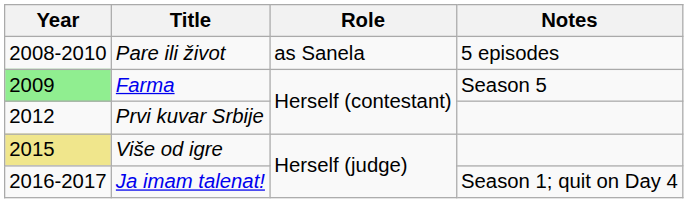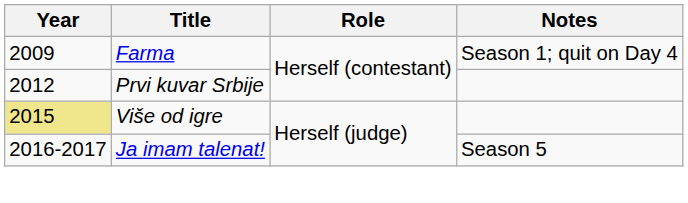- row: (171, 52)
(32, 85) lightgreen background -> (32, 52) no background
(504, 85) Season 5 -> (569, 52) Season 1; quit on Day 4
(569, 181) Season 1; quit on Day 4 -> (504, 149) Season 5
